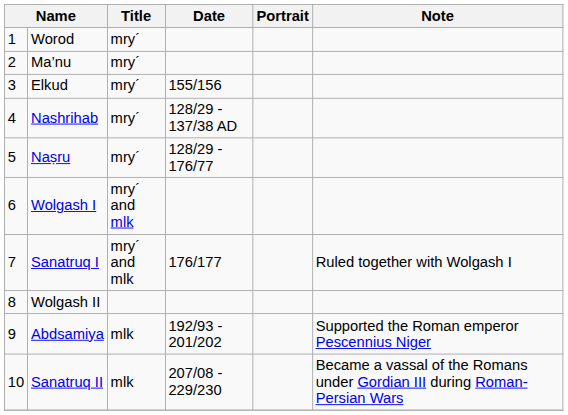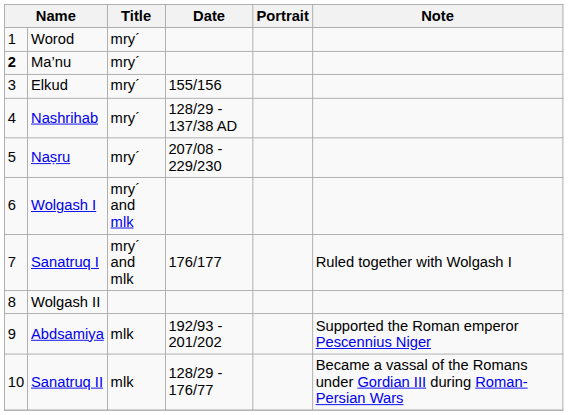(12, 62) normal -> (12, 62) bold
(195, 157) 128/29 - 176/77 -> (195, 157) 207/08 - 229/230
(195, 382) 207/08 - 229/230 -> (195, 382) 128/29 - 176/77
